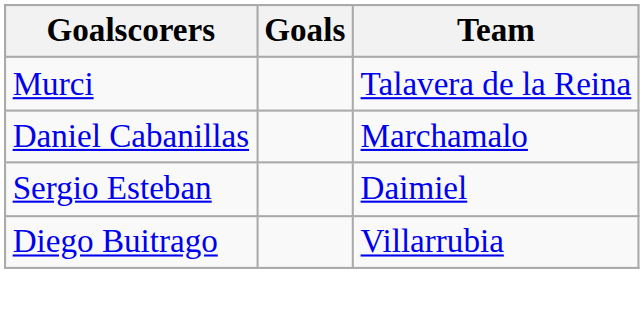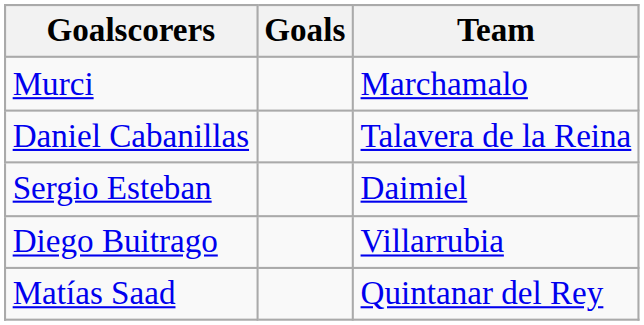(496, 83) Talavera de la Reina -> (444, 83) Marchamalo
(444, 135) Marchamalo -> (496, 135) Talavera de la Reina
+ row: (94, 293)
